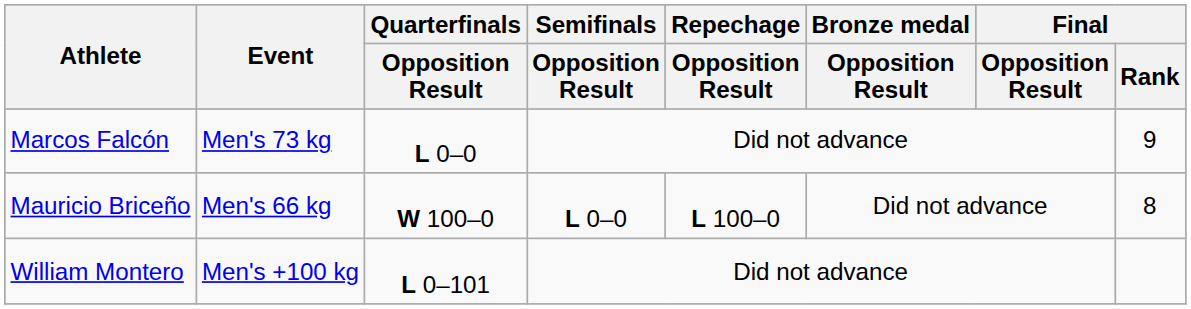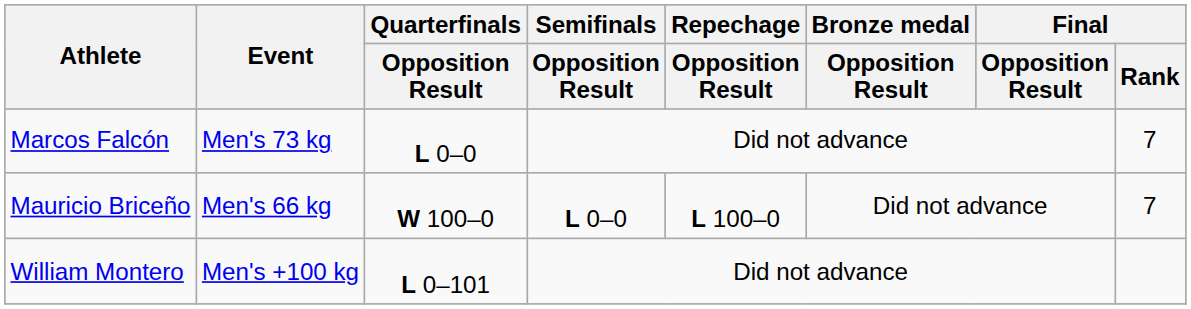(1150, 141) 9 -> (1150, 141) 7
(1150, 206) 8 -> (1150, 206) 7
